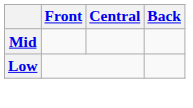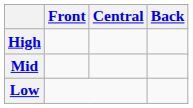+ row: (24, 41)
